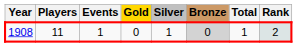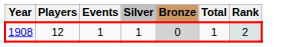- column: (136, 13)
(58, 32) 11 -> (58, 32) 12
